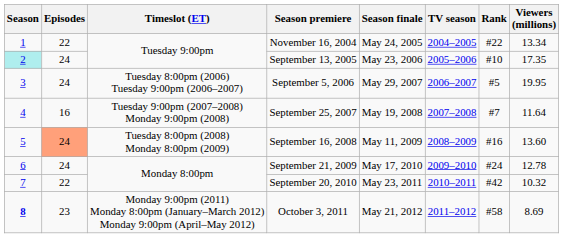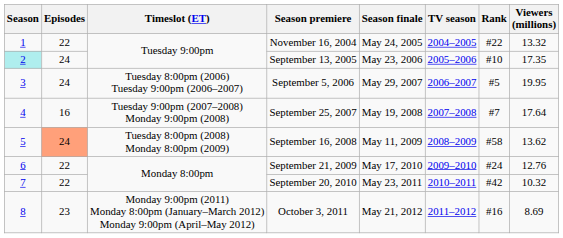(534, 42) 13.34 -> (534, 42) 13.32
(534, 112) 11.64 -> (534, 112) 17.64
(494, 142) #16 -> (494, 142) #58
(534, 142) 13.60 -> (534, 142) 13.62
(64, 165) 24 -> (64, 165) 22
(534, 165) 12.78 -> (534, 165) 12.76
(23, 212) bold -> (23, 212) normal
(494, 212) #58 -> (494, 212) #16
